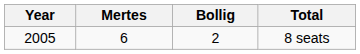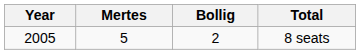(124, 37) 6 -> (124, 37) 5
